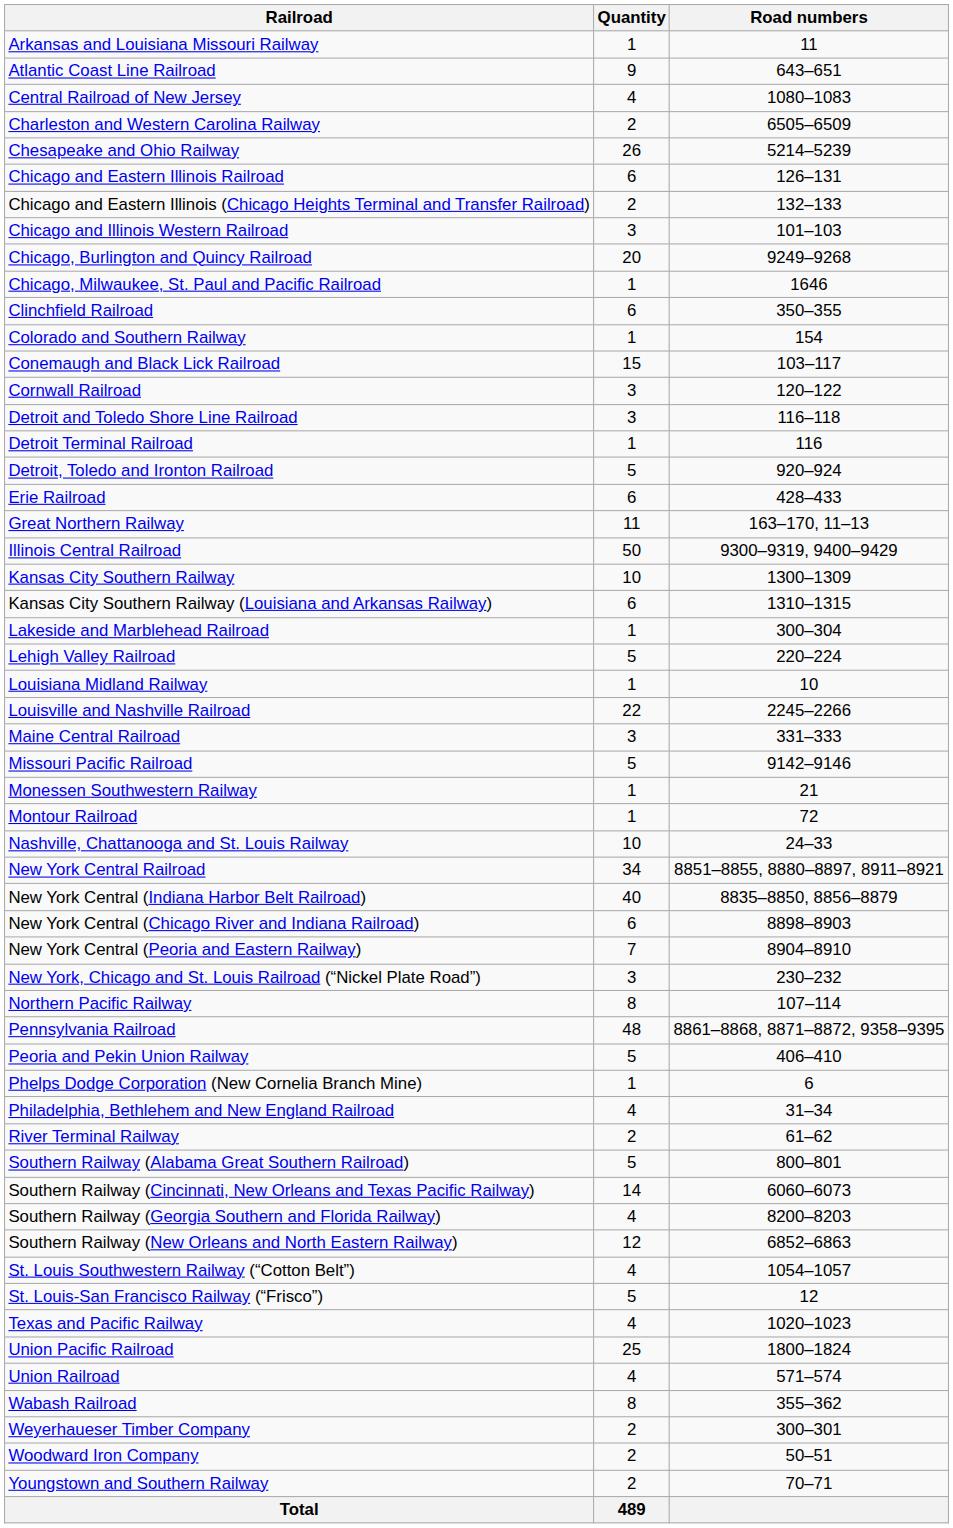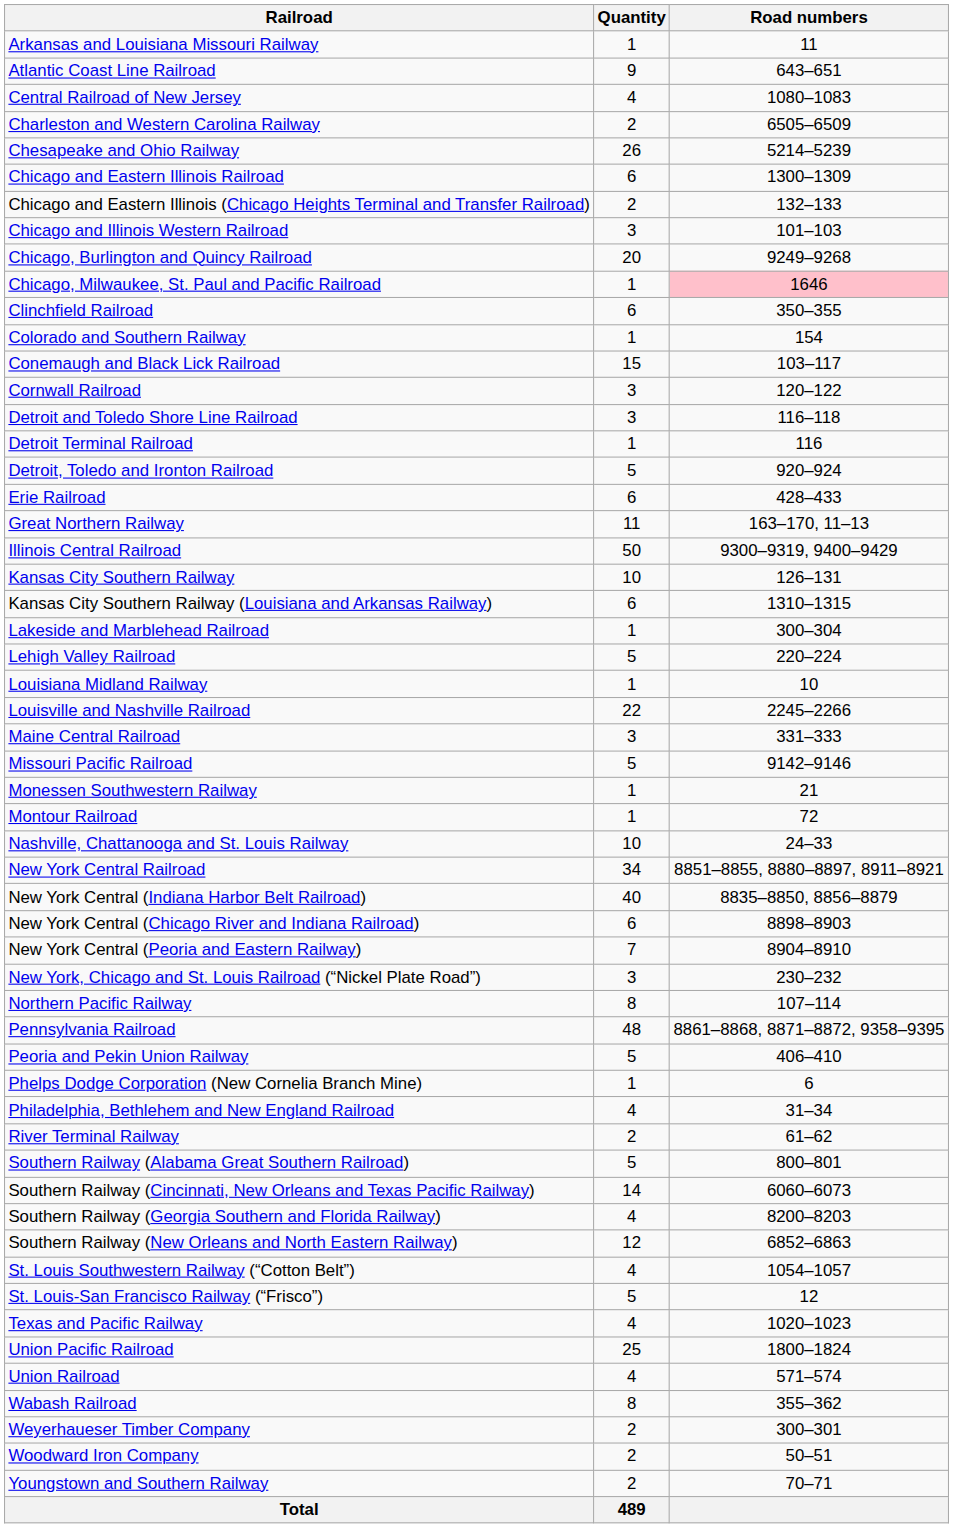(809, 177) 126–131 -> (809, 177) 1300–1309
(809, 284) no background -> (809, 284) pink background
(809, 577) 1300–1309 -> (809, 577) 126–131
